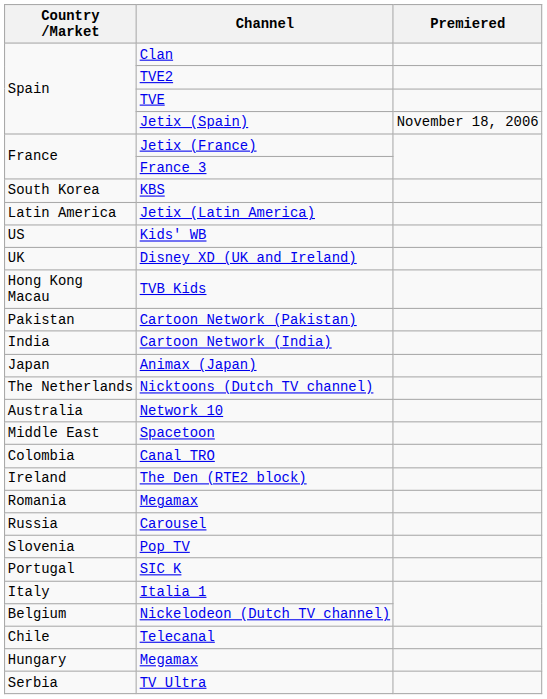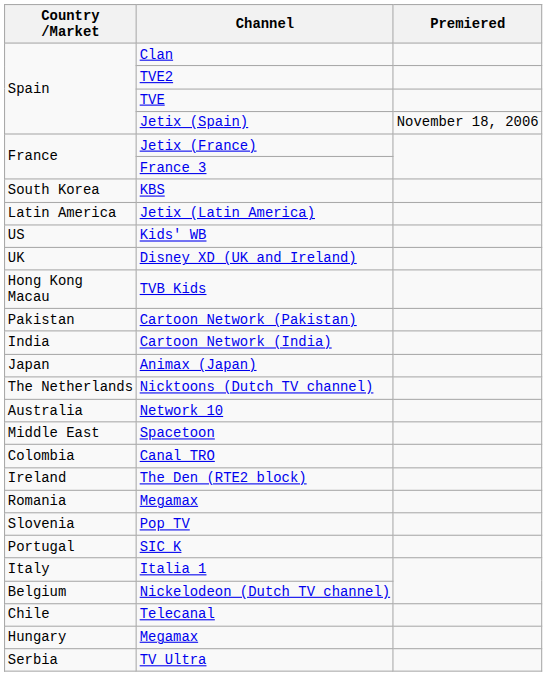- row: (33, 524)
